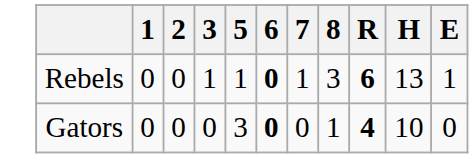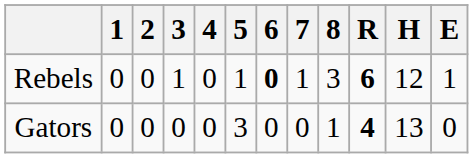+ column: (209, 29)
(409, 78) 13 -> (409, 78) 12
(271, 127) bold -> (271, 127) normal
(409, 127) 10 -> (409, 127) 13
